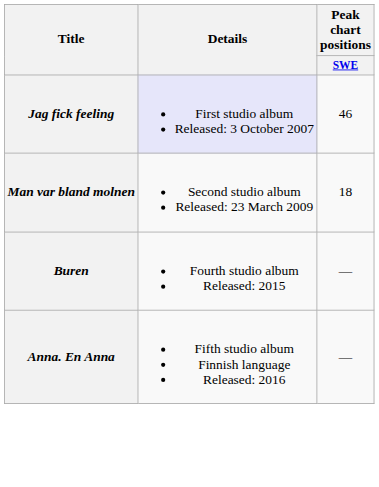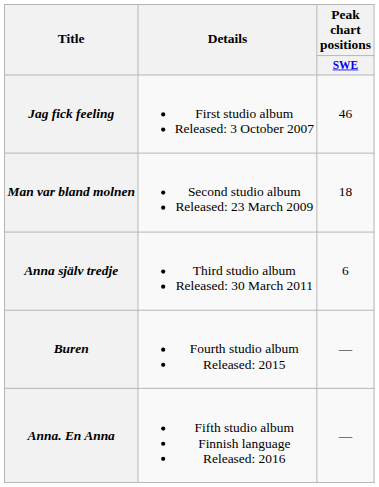(227, 122) lavender background -> (227, 122) no background
+ row: (71, 270)
